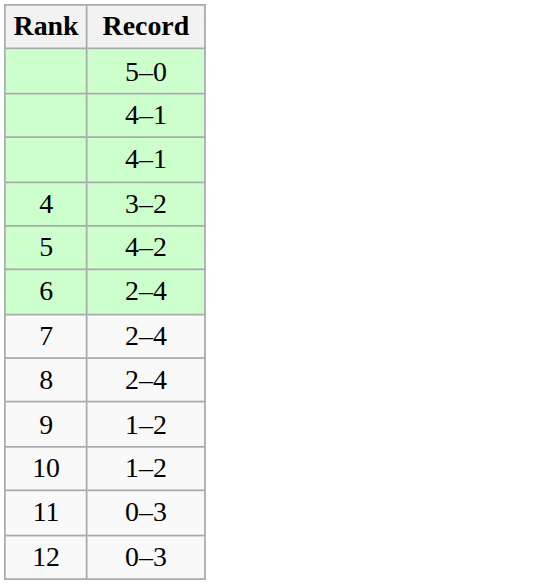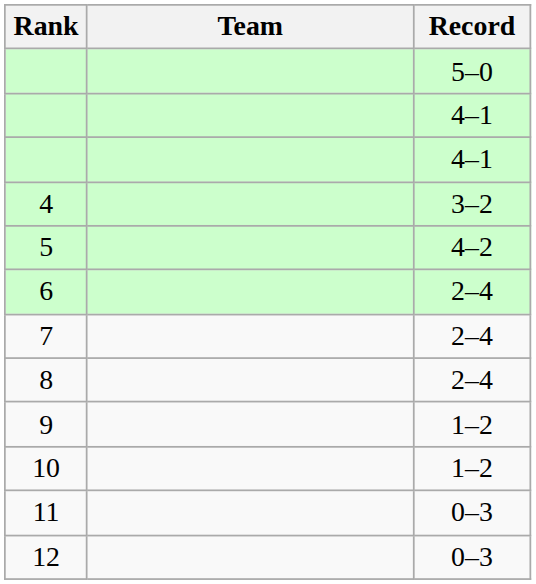+ column: (250, 26)
